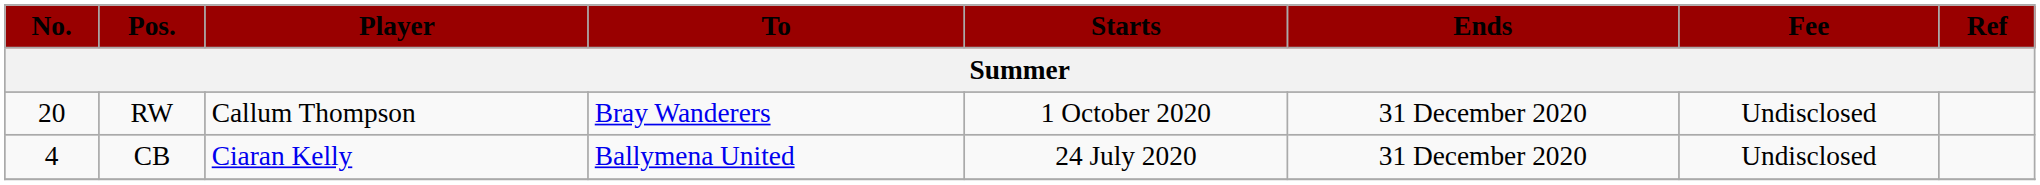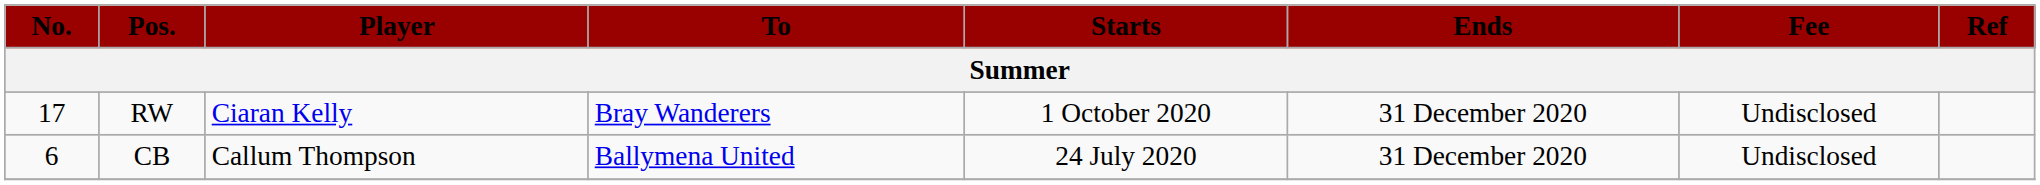(52, 112) 20 -> (52, 112) 17
(314, 112) Callum Thompson -> (282, 112) Ciaran Kelly
(52, 156) 4 -> (52, 156) 6
(282, 156) Ciaran Kelly -> (314, 156) Callum Thompson
